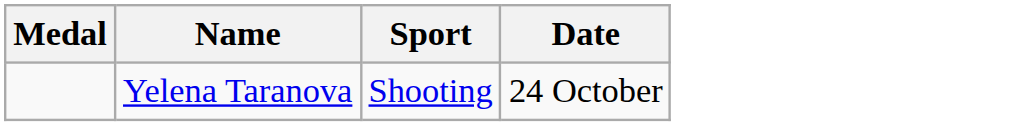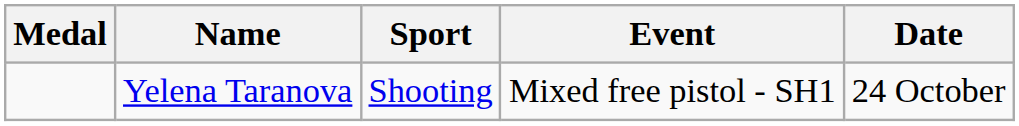+ column: (672, 33)
